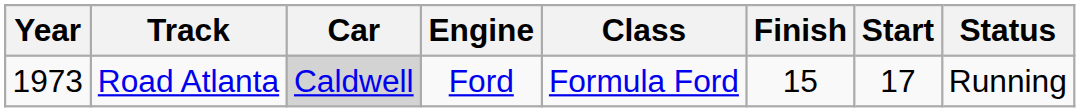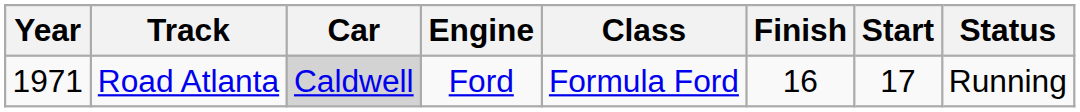(48, 81) 1973 -> (48, 81) 1971
(800, 81) 15 -> (800, 81) 16
